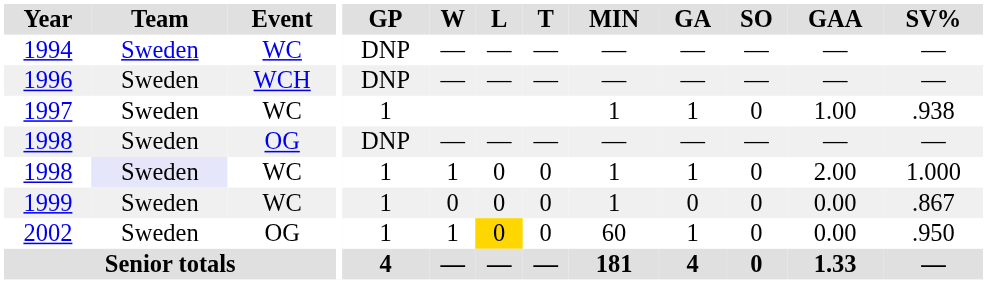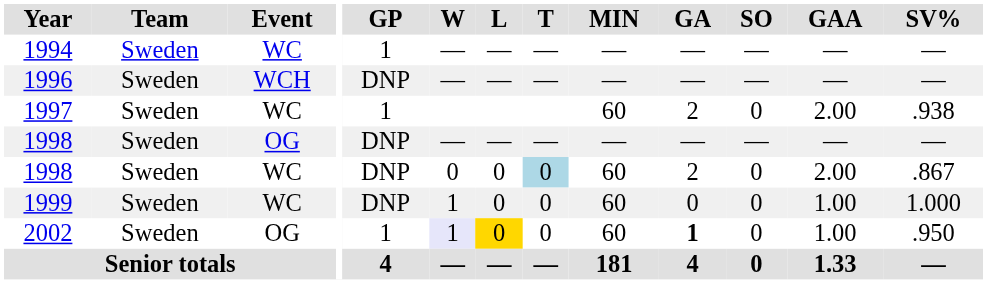(386, 49) DNP -> (386, 49) 1
(614, 110) 1 -> (614, 110) 60
(693, 110) 1 -> (693, 110) 2
(835, 110) 1.00 -> (835, 110) 2.00
(160, 172) lavender background -> (160, 172) no background
(386, 172) 1 -> (386, 172) DNP
(453, 172) 1 -> (453, 172) 0
(546, 172) no background -> (546, 172) lightblue background
(614, 172) 1 -> (614, 172) 60
(693, 172) 1 -> (693, 172) 2
(933, 172) 1.000 -> (933, 172) .867
(386, 202) 1 -> (386, 202) DNP
(453, 202) 0 -> (453, 202) 1
(614, 202) 1 -> (614, 202) 60
(835, 202) 0.00 -> (835, 202) 1.00
(933, 202) .867 -> (933, 202) 1.000
(453, 233) no background -> (453, 233) lavender background
(693, 233) normal -> (693, 233) bold
(835, 233) 0.00 -> (835, 233) 1.00
